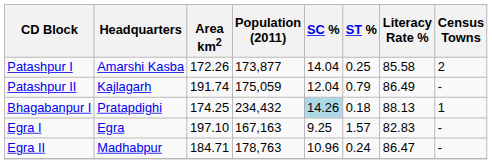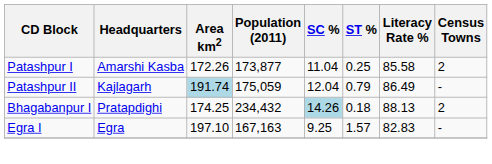(323, 67) 14.04 -> (323, 67) 11.04
(210, 87) no background -> (210, 87) lightblue background
(441, 107) 1 -> (441, 107) 2
- row: (26, 148)
